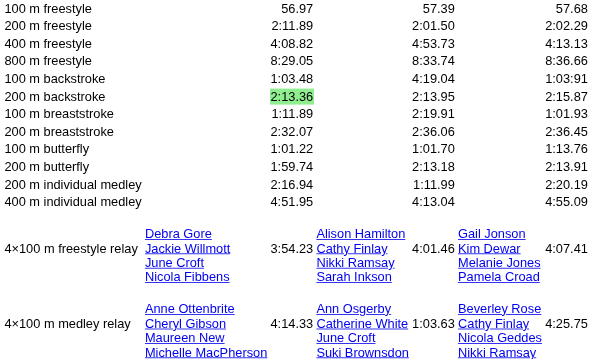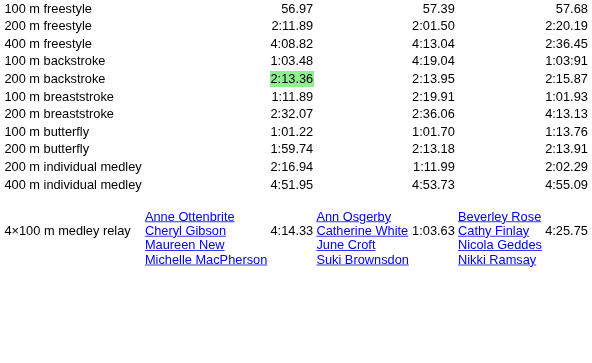(567, 26) 2:02.29 -> (567, 26) 2:20.19
(433, 43) 4:53.73 -> (433, 43) 4:13.04
(567, 43) 4:13.13 -> (567, 43) 2:36.45
- row: (48, 61)
(567, 131) 2:36.45 -> (567, 114) 4:13.13
(567, 184) 2:20.19 -> (567, 167) 2:02.29
(433, 202) 4:13.04 -> (433, 184) 4:53.73
- row: (71, 248)
